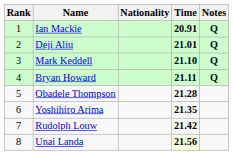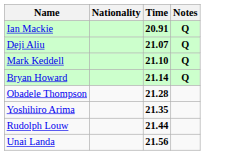- column: (19, 12)
(185, 45) 21.01 -> (157, 45) 21.07
(185, 77) 21.11 -> (157, 77) 21.14
(185, 126) 21.42 -> (157, 126) 21.44
(185, 142) lightyellow background -> (157, 142) no background
